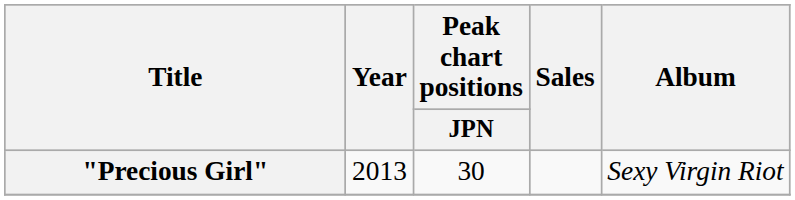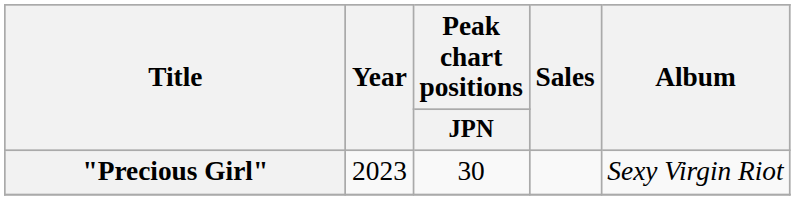(379, 171) 2013 -> (379, 171) 2023
